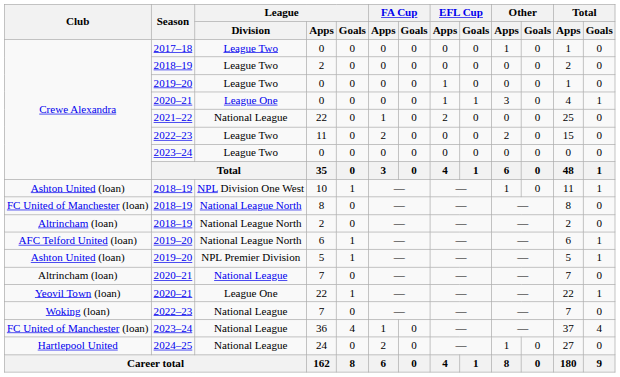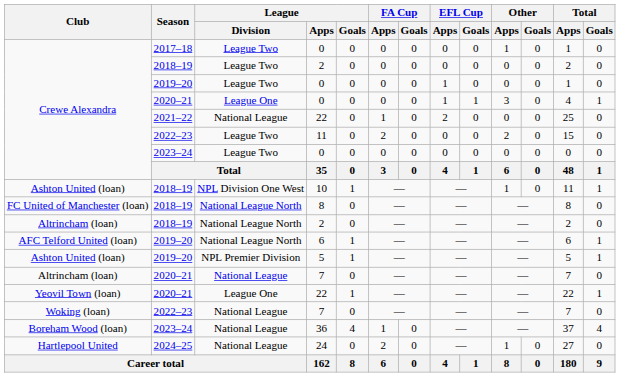(78, 328) FC United of Manchester (loan) -> (78, 328) Boreham Wood (loan)
